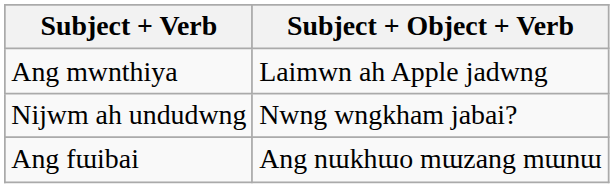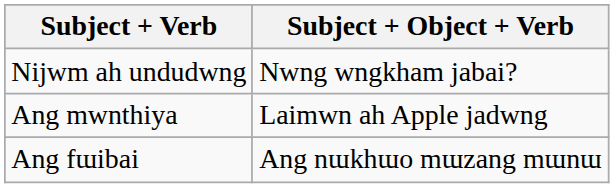rows swapped: (94, 70) <-> (129, 114)
